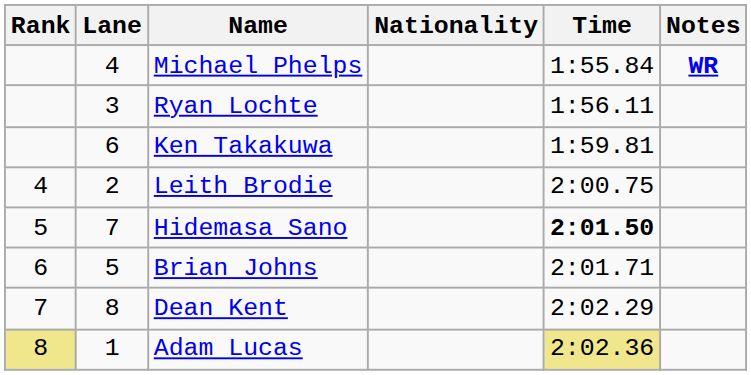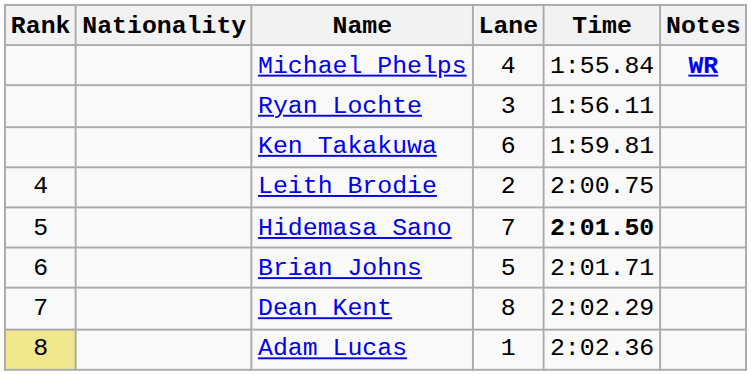columns swapped: (112, 25) <-> (456, 25)
(602, 349) khaki background -> (602, 349) no background
